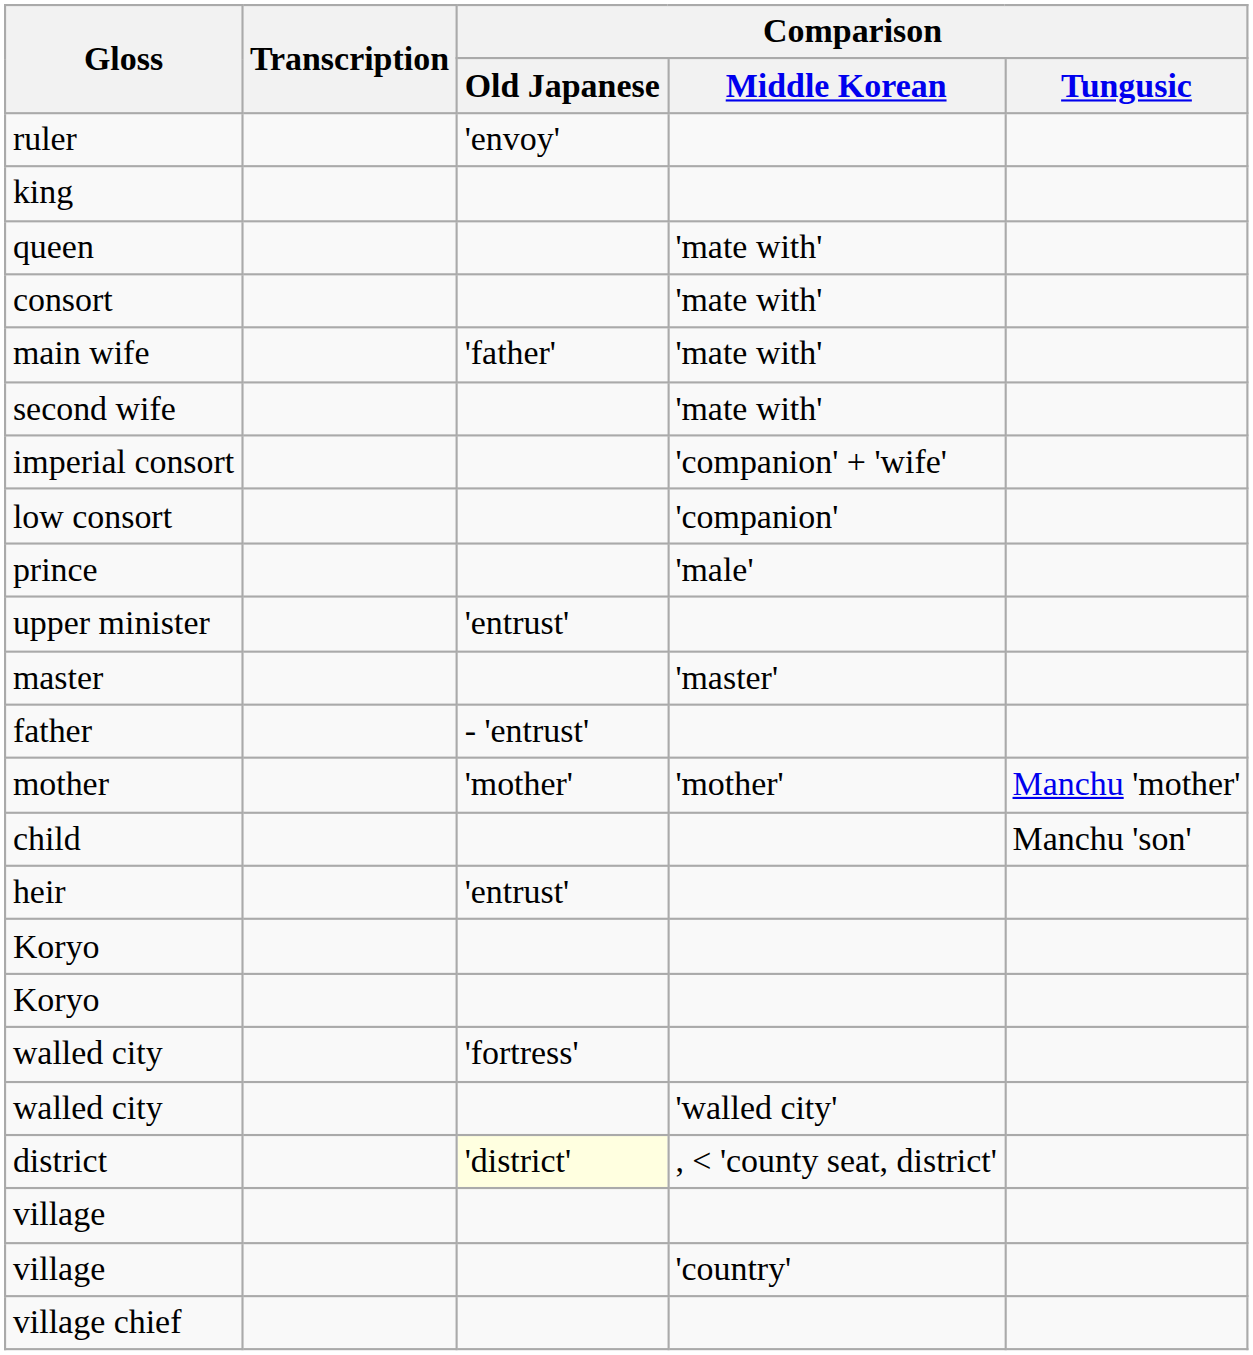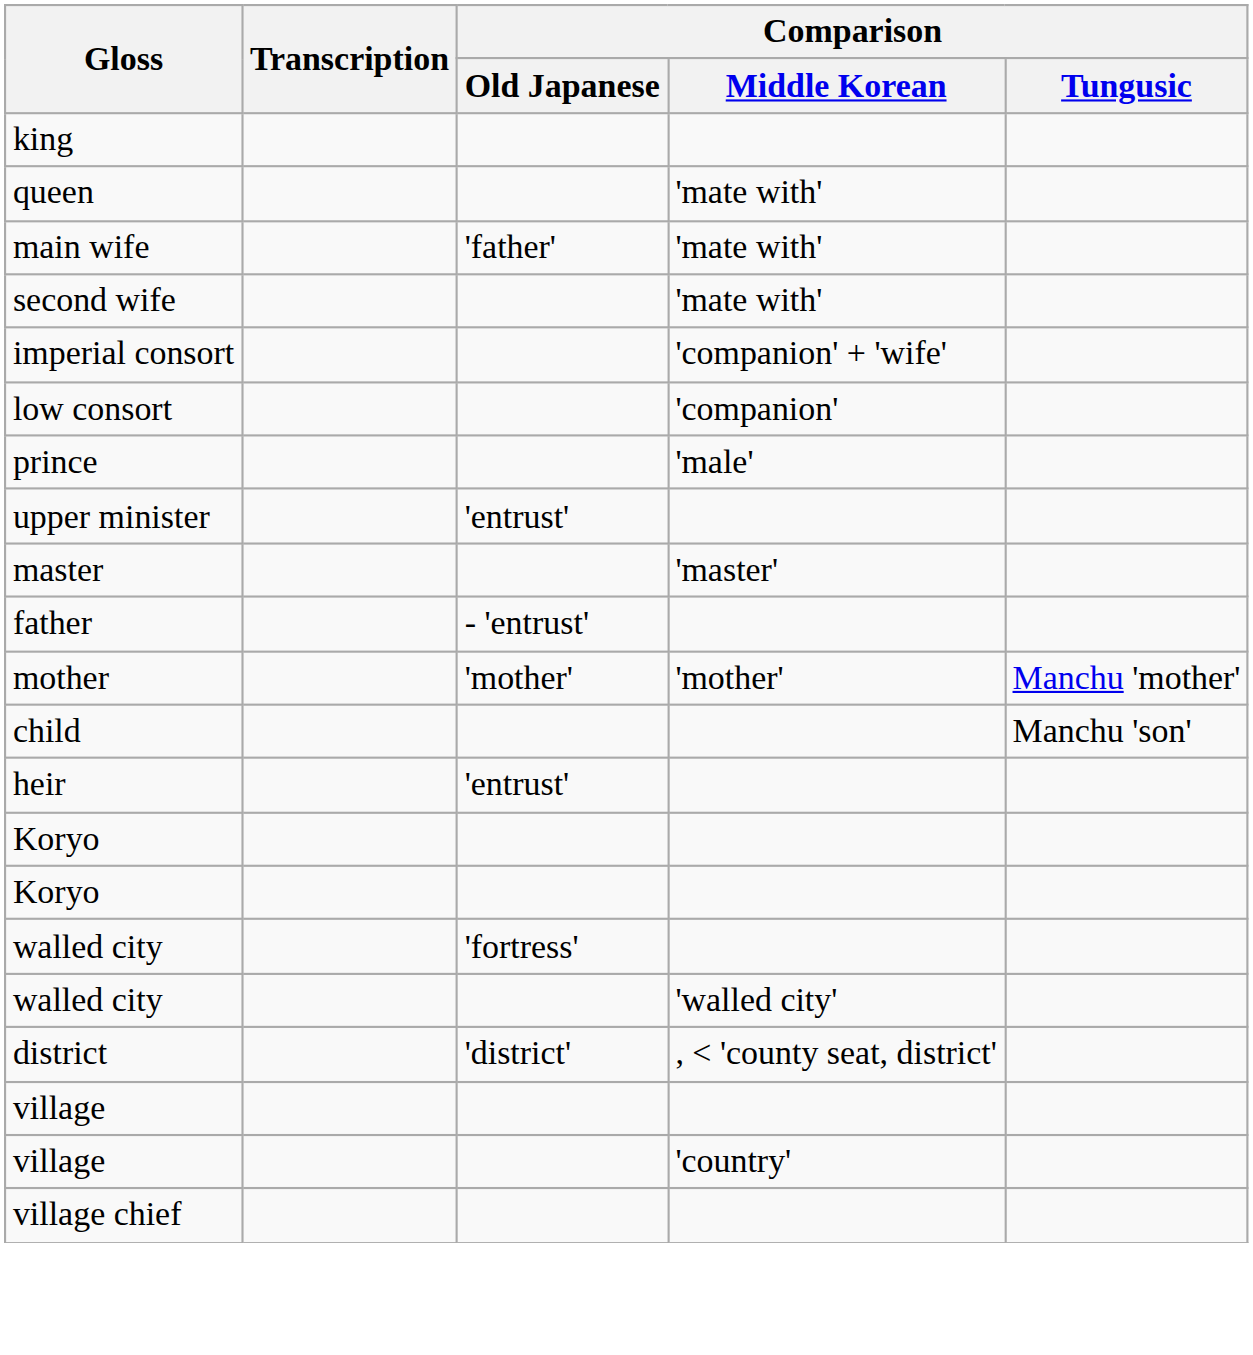- row: (45, 138)
- row: (63, 300)
(518, 1161) lightyellow background -> (518, 1053) no background
